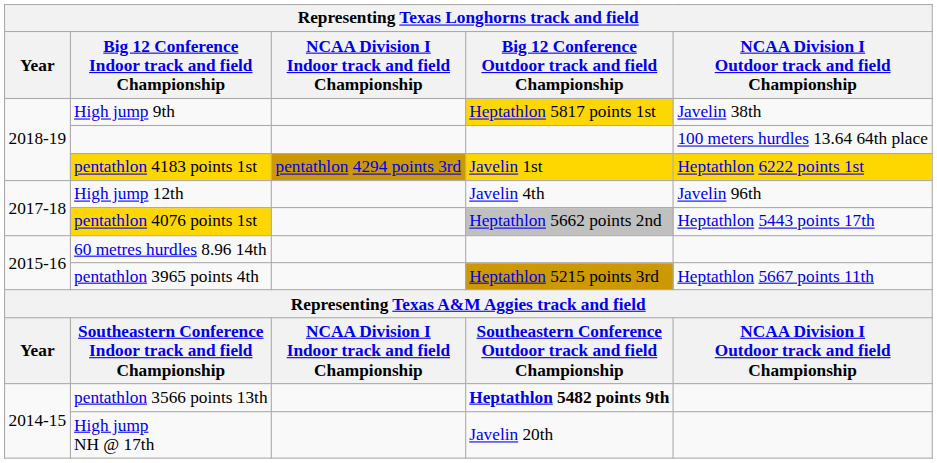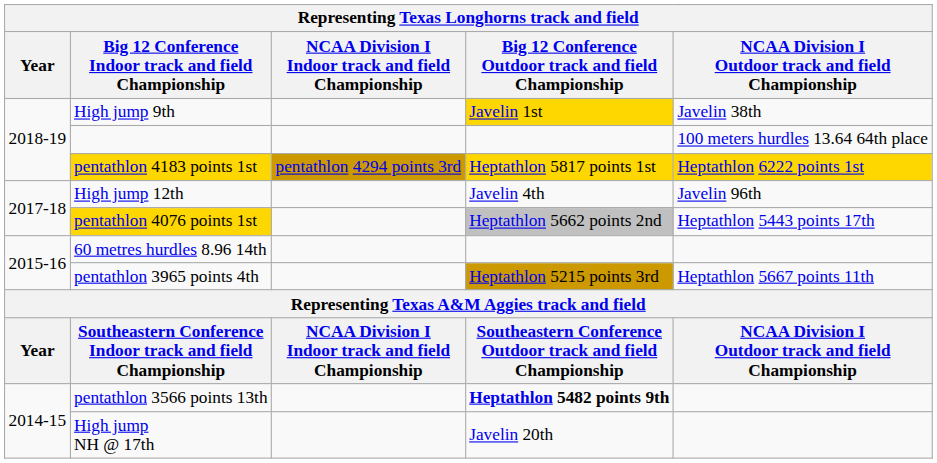(563, 111) Heptathlon 5817 points 1st -> (506, 111) Javelin 1st
(506, 166) Javelin 1st -> (563, 166) Heptathlon 5817 points 1st
